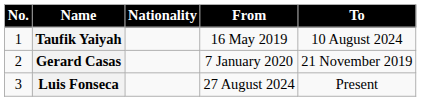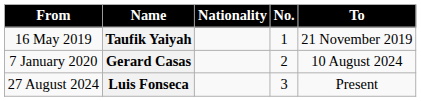columns swapped: (18, 15) <-> (249, 15)
(357, 38) 10 August 2024 -> (357, 38) 21 November 2019
(357, 61) 21 November 2019 -> (357, 61) 10 August 2024
